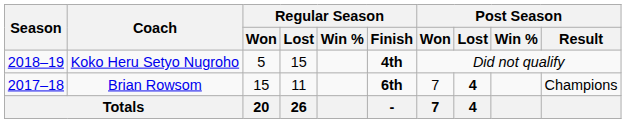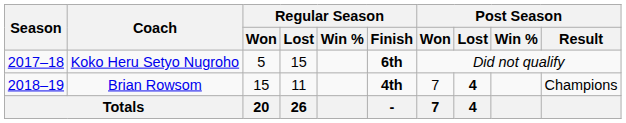(36, 62) 2018–19 -> (36, 62) 2017–18
(392, 62) 4th -> (392, 62) 6th
(36, 85) 2017–18 -> (36, 85) 2018–19
(392, 85) 6th -> (392, 85) 4th
